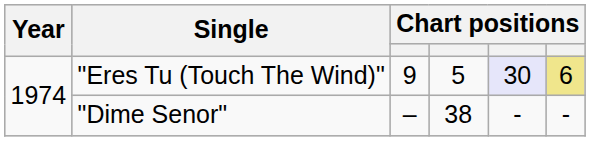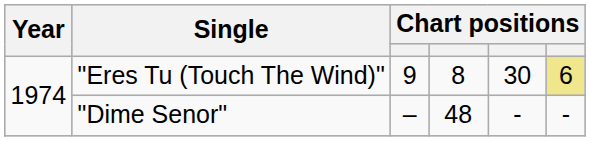(458, 75) 5 -> (458, 75) 8
(517, 75) lavender background -> (517, 75) no background
(458, 114) 38 -> (458, 114) 48
